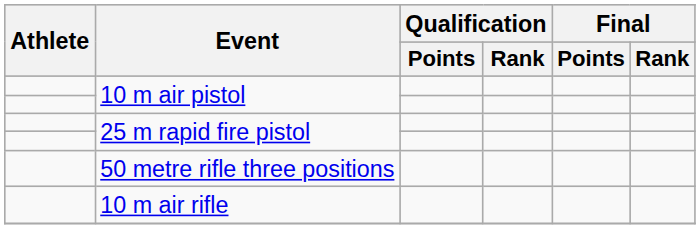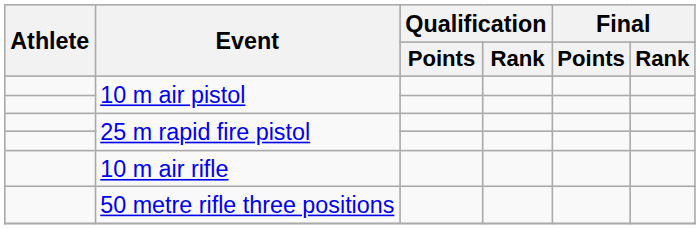rows swapped: (50, 206) <-> (50, 169)
